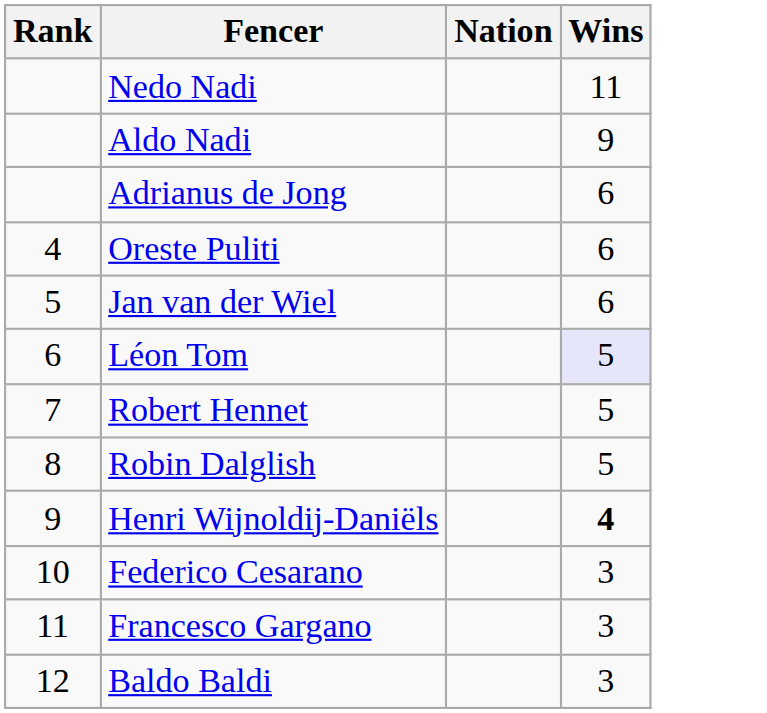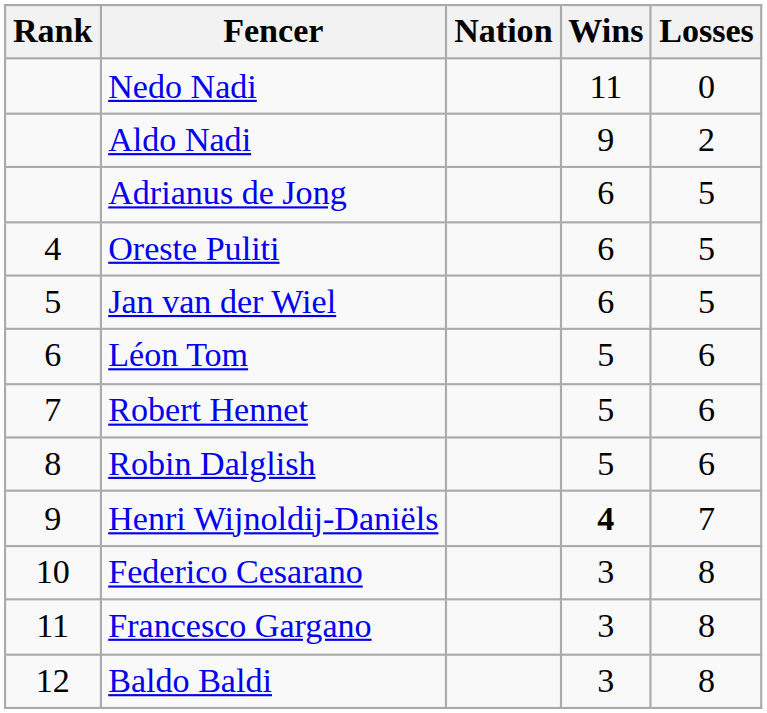+ column: (707, 31)
(606, 355) lavender background -> (606, 355) no background
